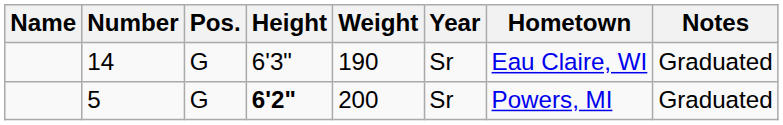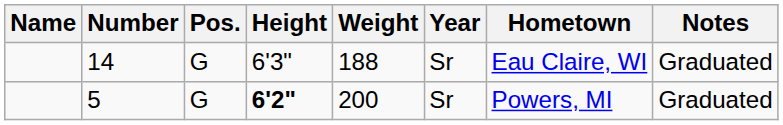(358, 61) 190 -> (358, 61) 188
